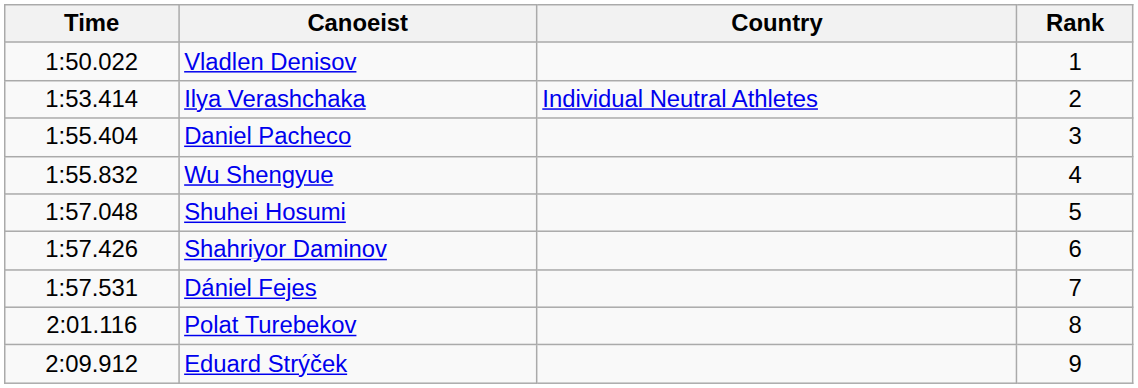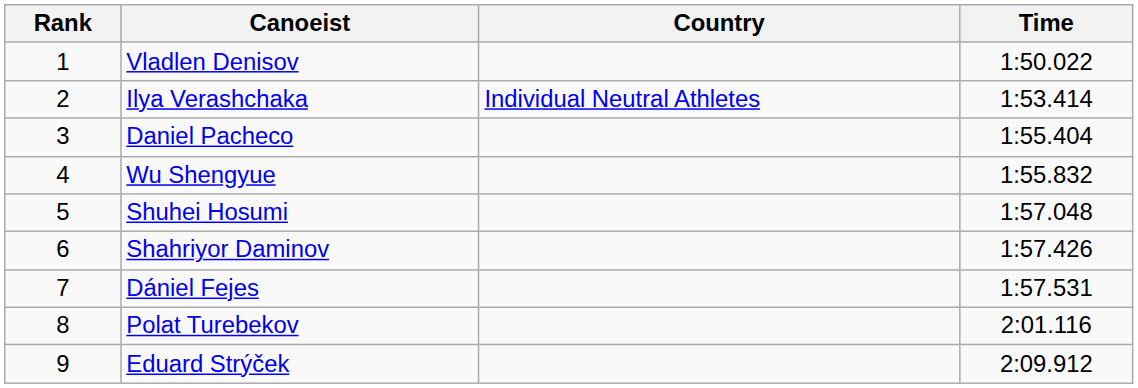columns swapped: (1075, 23) <-> (92, 23)
